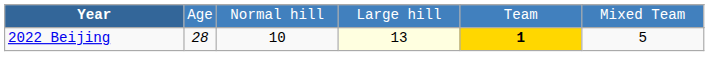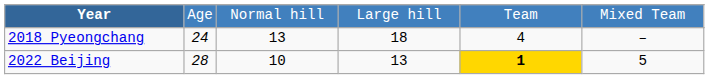+ row: (76, 39)
(399, 39) lightyellow background -> (399, 62) no background
